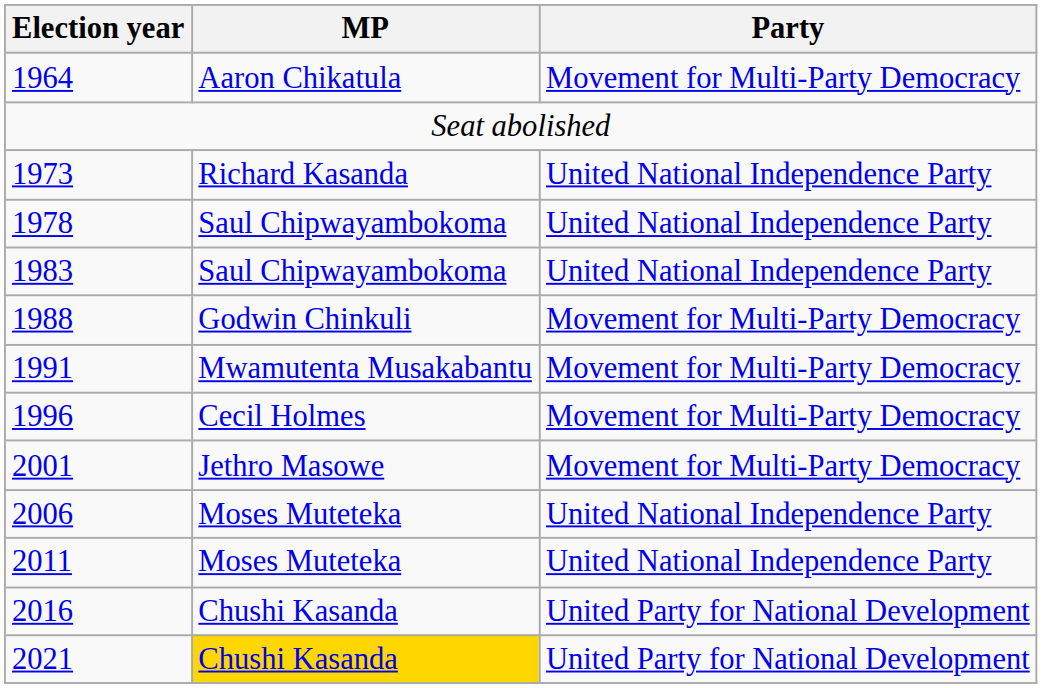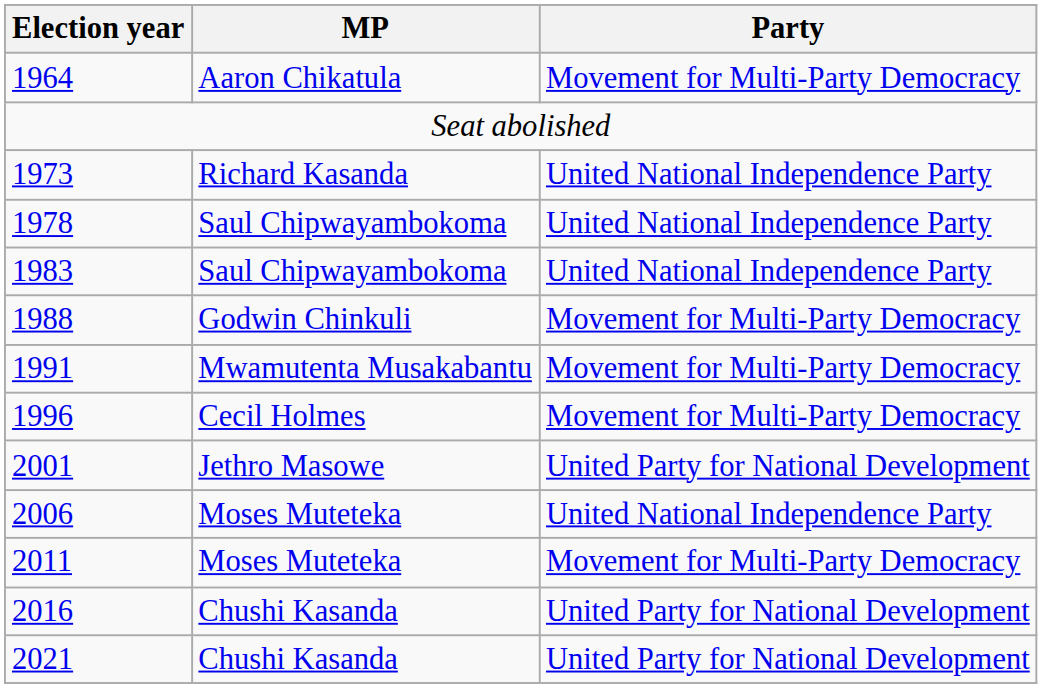(783, 464) Movement for Multi-Party Democracy -> (788, 464) United Party for National Development
(769, 561) United National Independence Party -> (783, 561) Movement for Multi-Party Democracy
(298, 658) gold background -> (298, 658) no background
